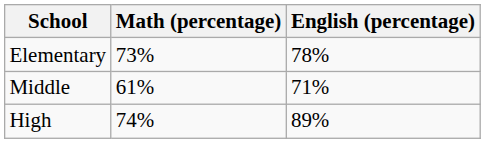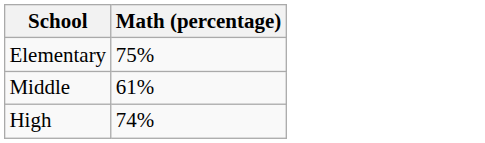- column: (383, 21)
(135, 54) 73% -> (135, 54) 75%
